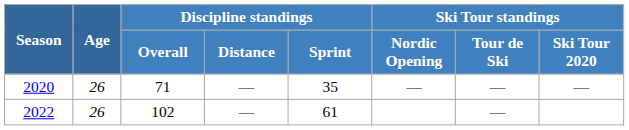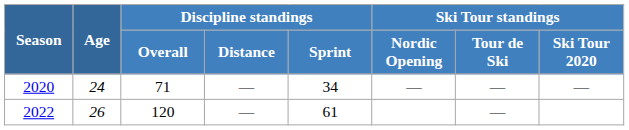(97, 86) 26 -> (97, 86) 24
(330, 86) 35 -> (330, 86) 34
(163, 112) 102 -> (163, 112) 120
